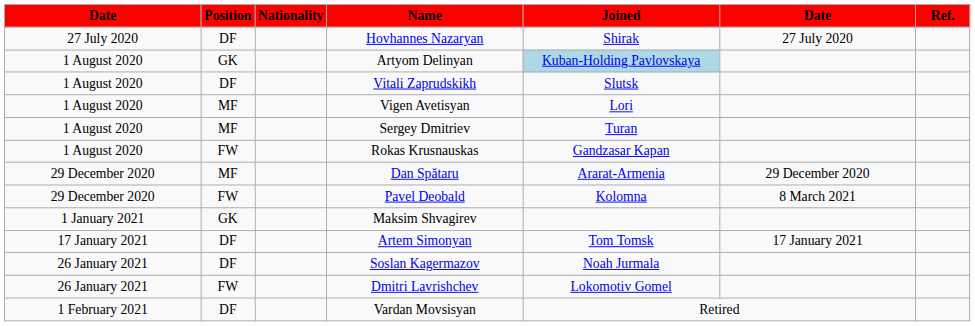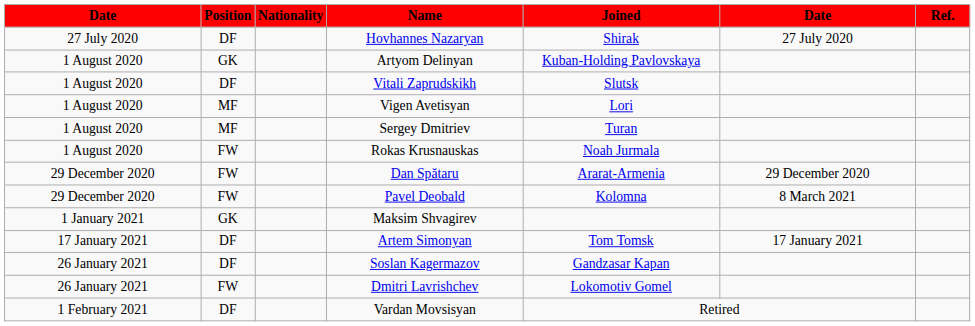(621, 61) lightblue background -> (621, 61) no background
(621, 151) Gandzasar Kapan -> (621, 151) Noah Jurmala
(228, 174) MF -> (228, 174) FW
(621, 264) Noah Jurmala -> (621, 264) Gandzasar Kapan
